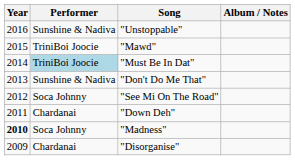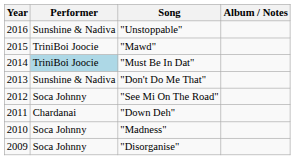(17, 130) bold -> (17, 130) normal
(54, 146) Chardanai -> (60, 146) Soca Johnny
